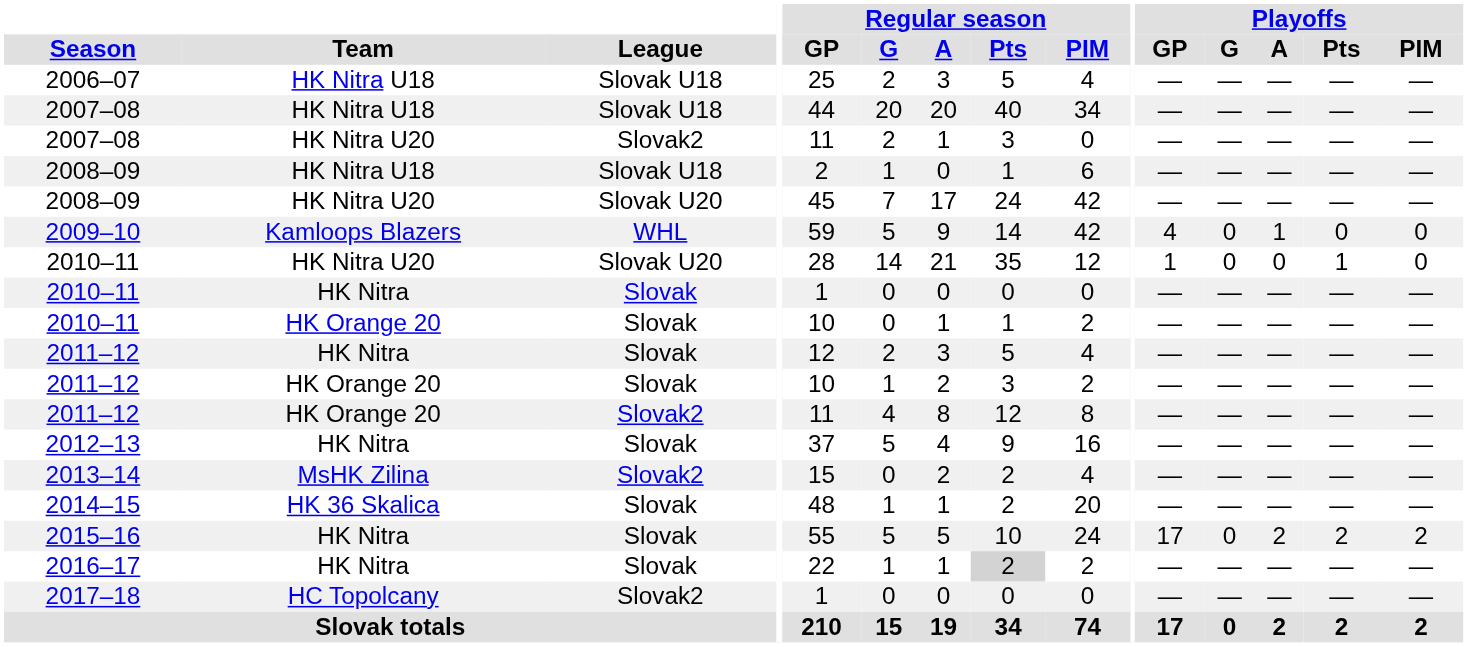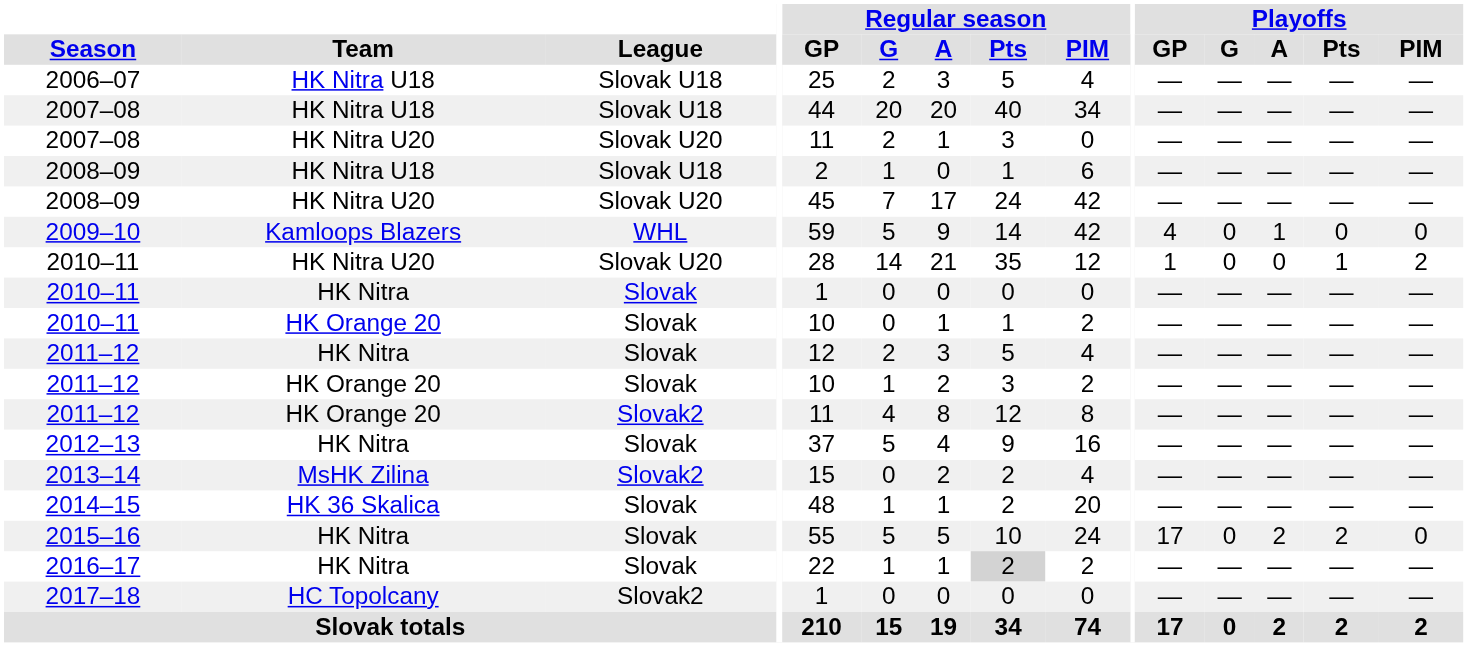(660, 140) Slovak2 -> (660, 140) Slovak U20
(1421, 262) 0 -> (1421, 262) 2
(1421, 535) 2 -> (1421, 535) 0
